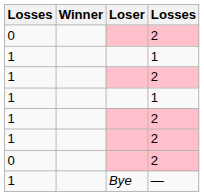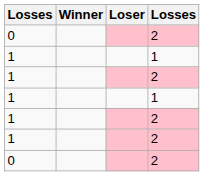- row: (11, 181)
